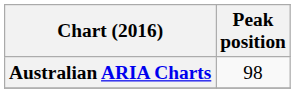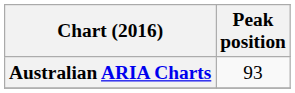(253, 72) 98 -> (253, 72) 93
